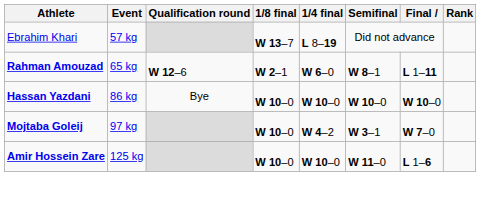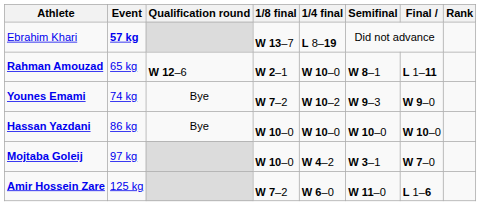(124, 37) normal -> (124, 37) bold
(318, 73) W 6–0 -> (321, 73) W 10–0
+ row: (46, 97)
(274, 163) W 10–0 -> (271, 193) W 7–2
(321, 163) W 10–0 -> (318, 193) W 6–0
